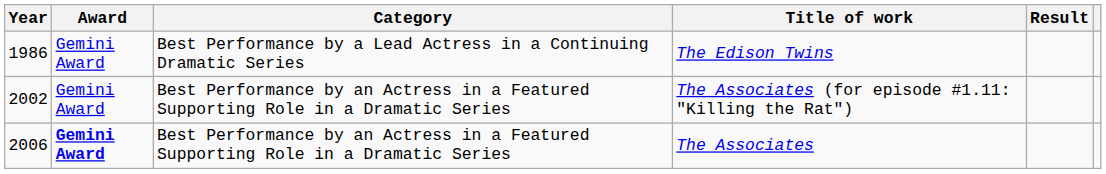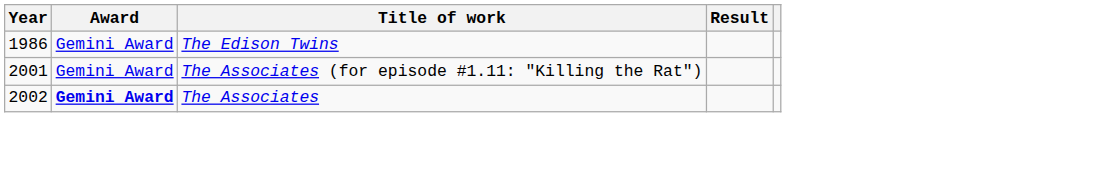- column: (413, 18)
(28, 100) 2002 -> (28, 71) 2001
(28, 145) 2006 -> (28, 98) 2002
